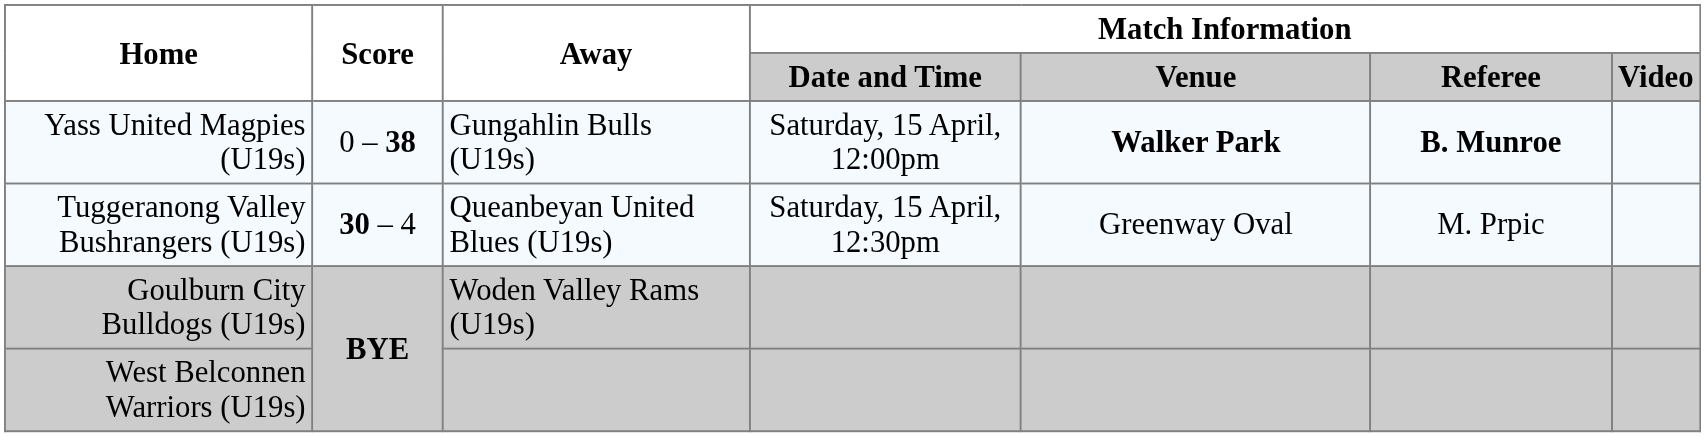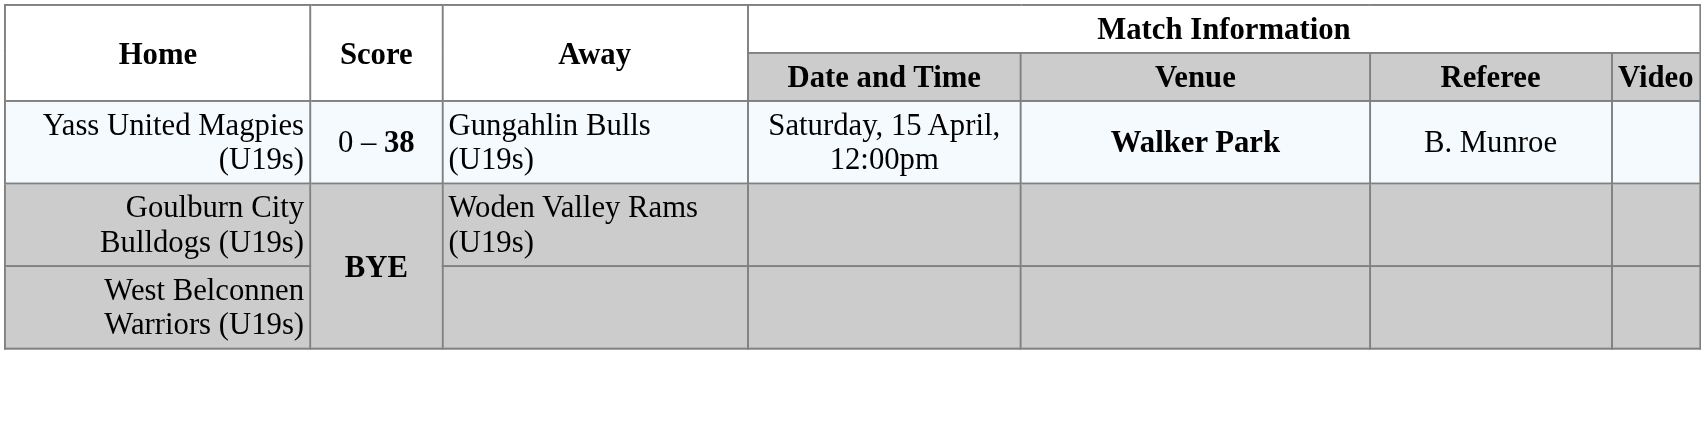(1491, 141) bold -> (1491, 141) normal
- row: (181, 224)
